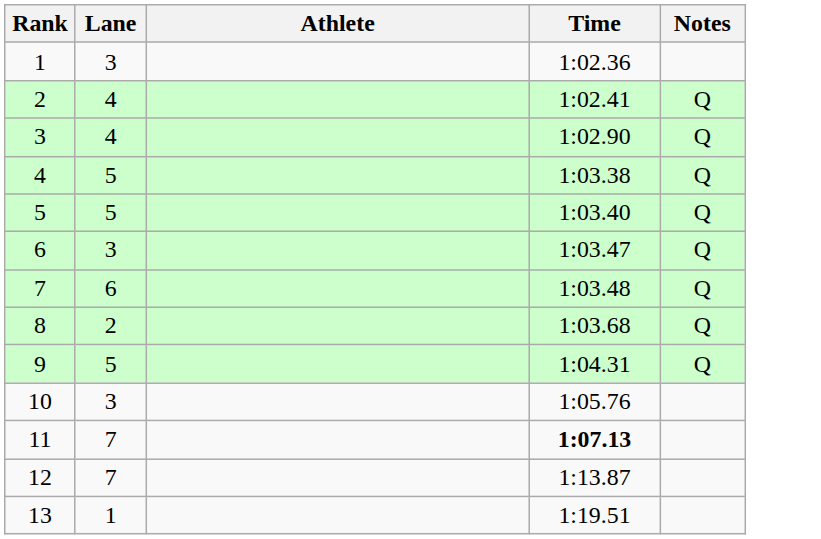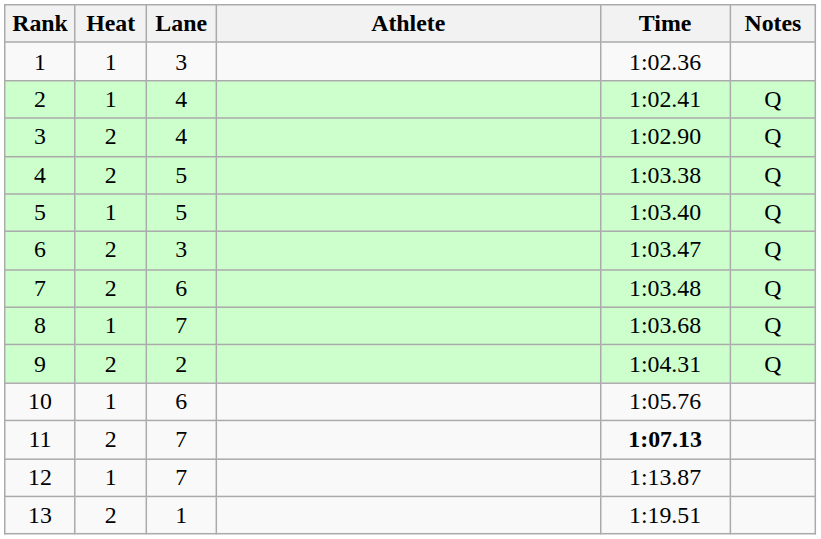+ column: (111, 23)
(111, 325) 2 -> (181, 325) 7
(111, 363) 5 -> (181, 363) 2
(111, 401) 3 -> (181, 401) 6
